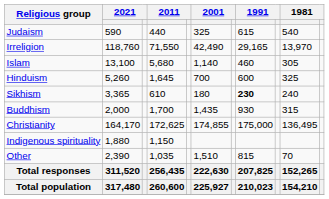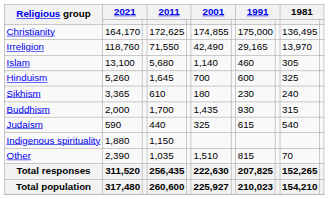rows swapped: (31, 125) <-> (25, 32)
(246, 94) bold -> (246, 94) normal
